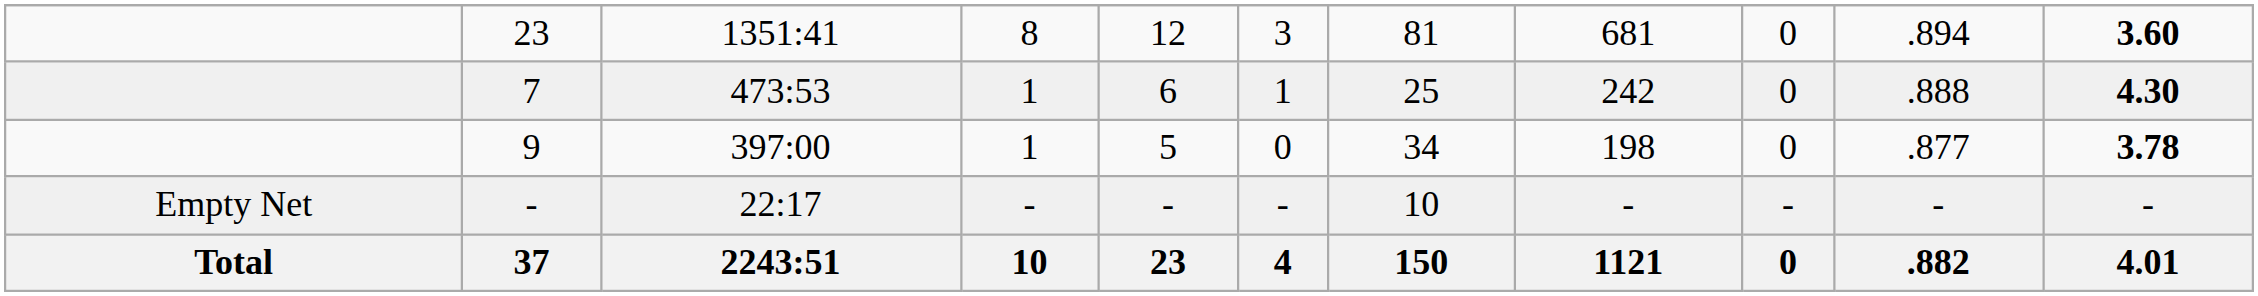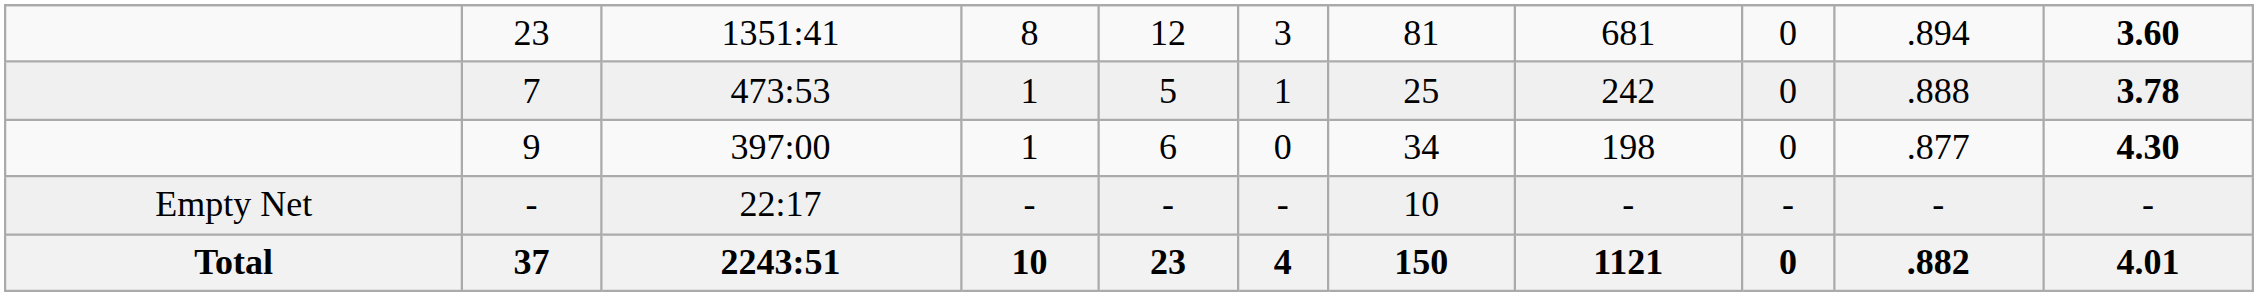(1168, 90) 6 -> (1168, 90) 5
(2148, 90) 4.30 -> (2148, 90) 3.78
(1168, 147) 5 -> (1168, 147) 6
(2148, 147) 3.78 -> (2148, 147) 4.30
